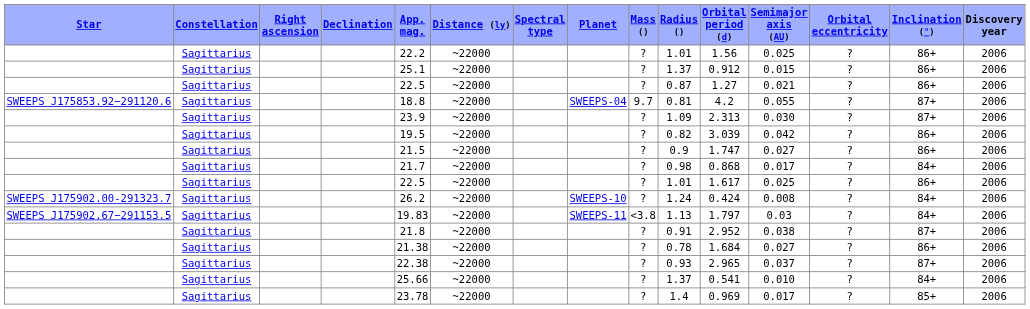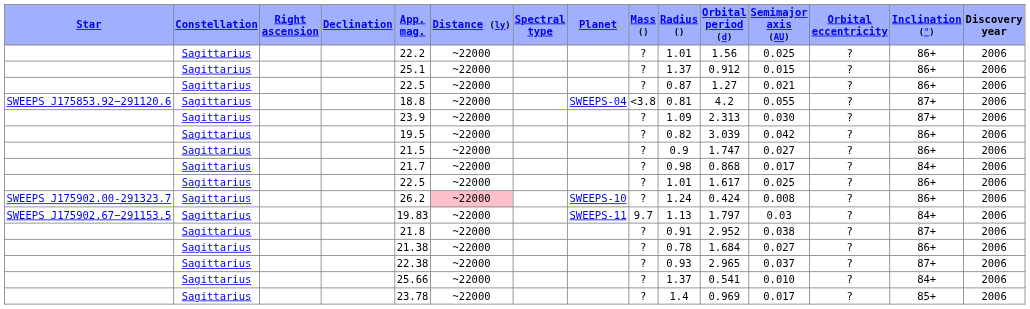(643, 102) 9.7 -> (643, 102) <3.8
(472, 199) no background -> (472, 199) pink background
(927, 199) 84+ -> (927, 199) 86+
(643, 215) <3.8 -> (643, 215) 9.7
